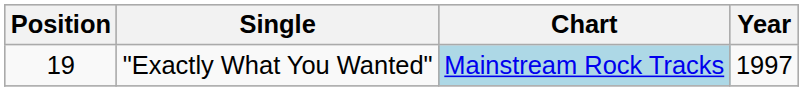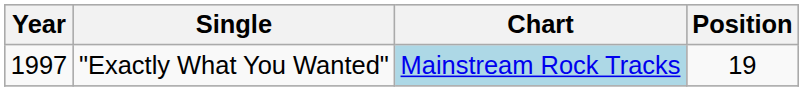columns swapped: (764, 24) <-> (61, 24)
